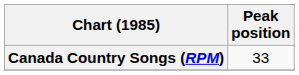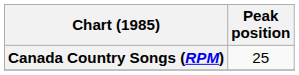(261, 57) 33 -> (261, 57) 25
